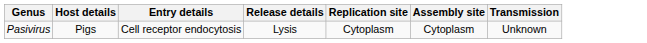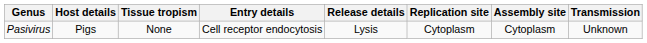+ column: (159, 13)
